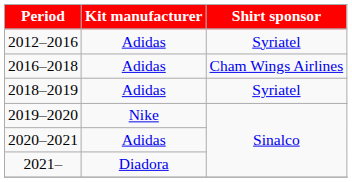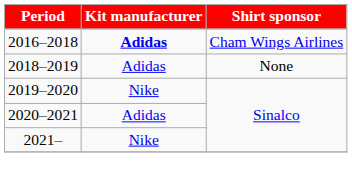- row: (43, 41)
(144, 66) normal -> (144, 41) bold
(276, 90) Syriatel -> (276, 66) None
(144, 164) Diadora -> (144, 139) Nike
